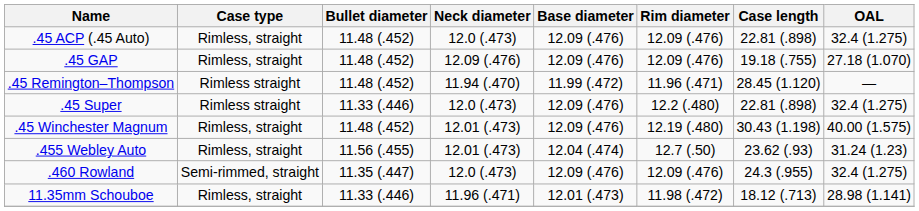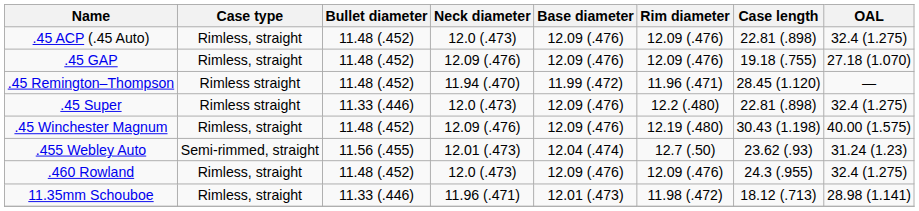(482, 128) 12.01 (.473) -> (482, 128) 12.09 (.476)
(250, 150) Rimless, straight -> (250, 150) Semi-rimmed, straight
(250, 172) Semi-rimmed, straight -> (250, 172) Rimless, straight
(376, 172) 11.35 (.447) -> (376, 172) 11.48 (.452)
